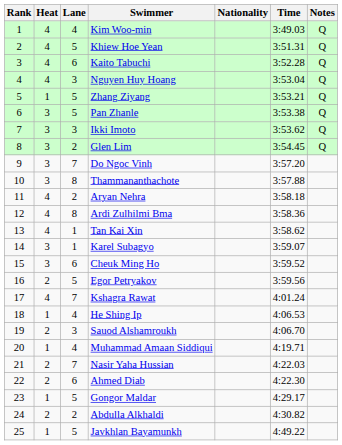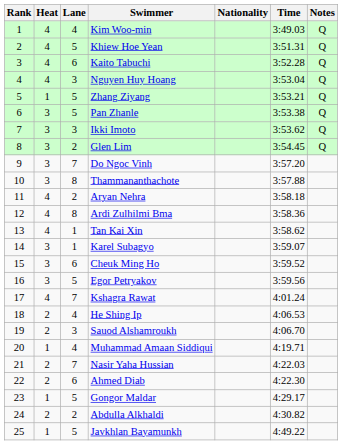(47, 280) 2 -> (47, 280) 3
(47, 314) 1 -> (47, 314) 2
